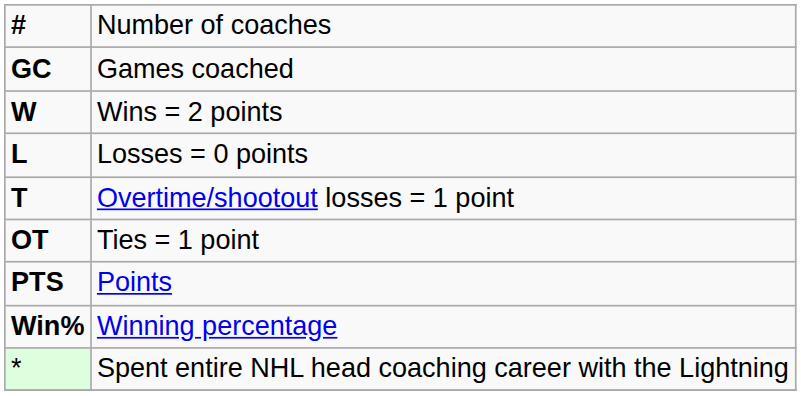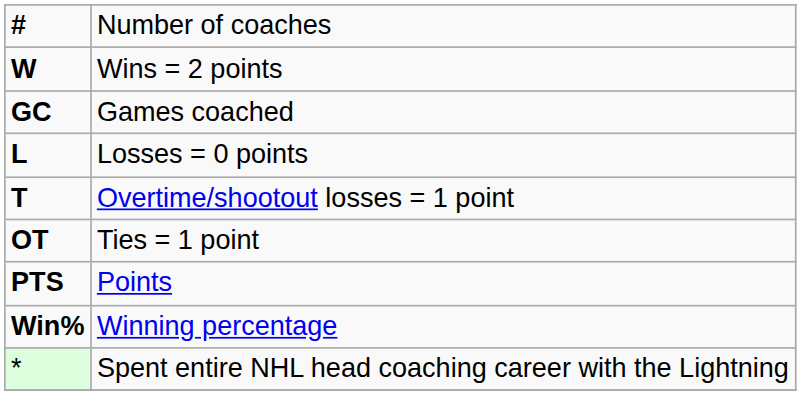rows swapped: (31, 68) <-> (24, 111)
